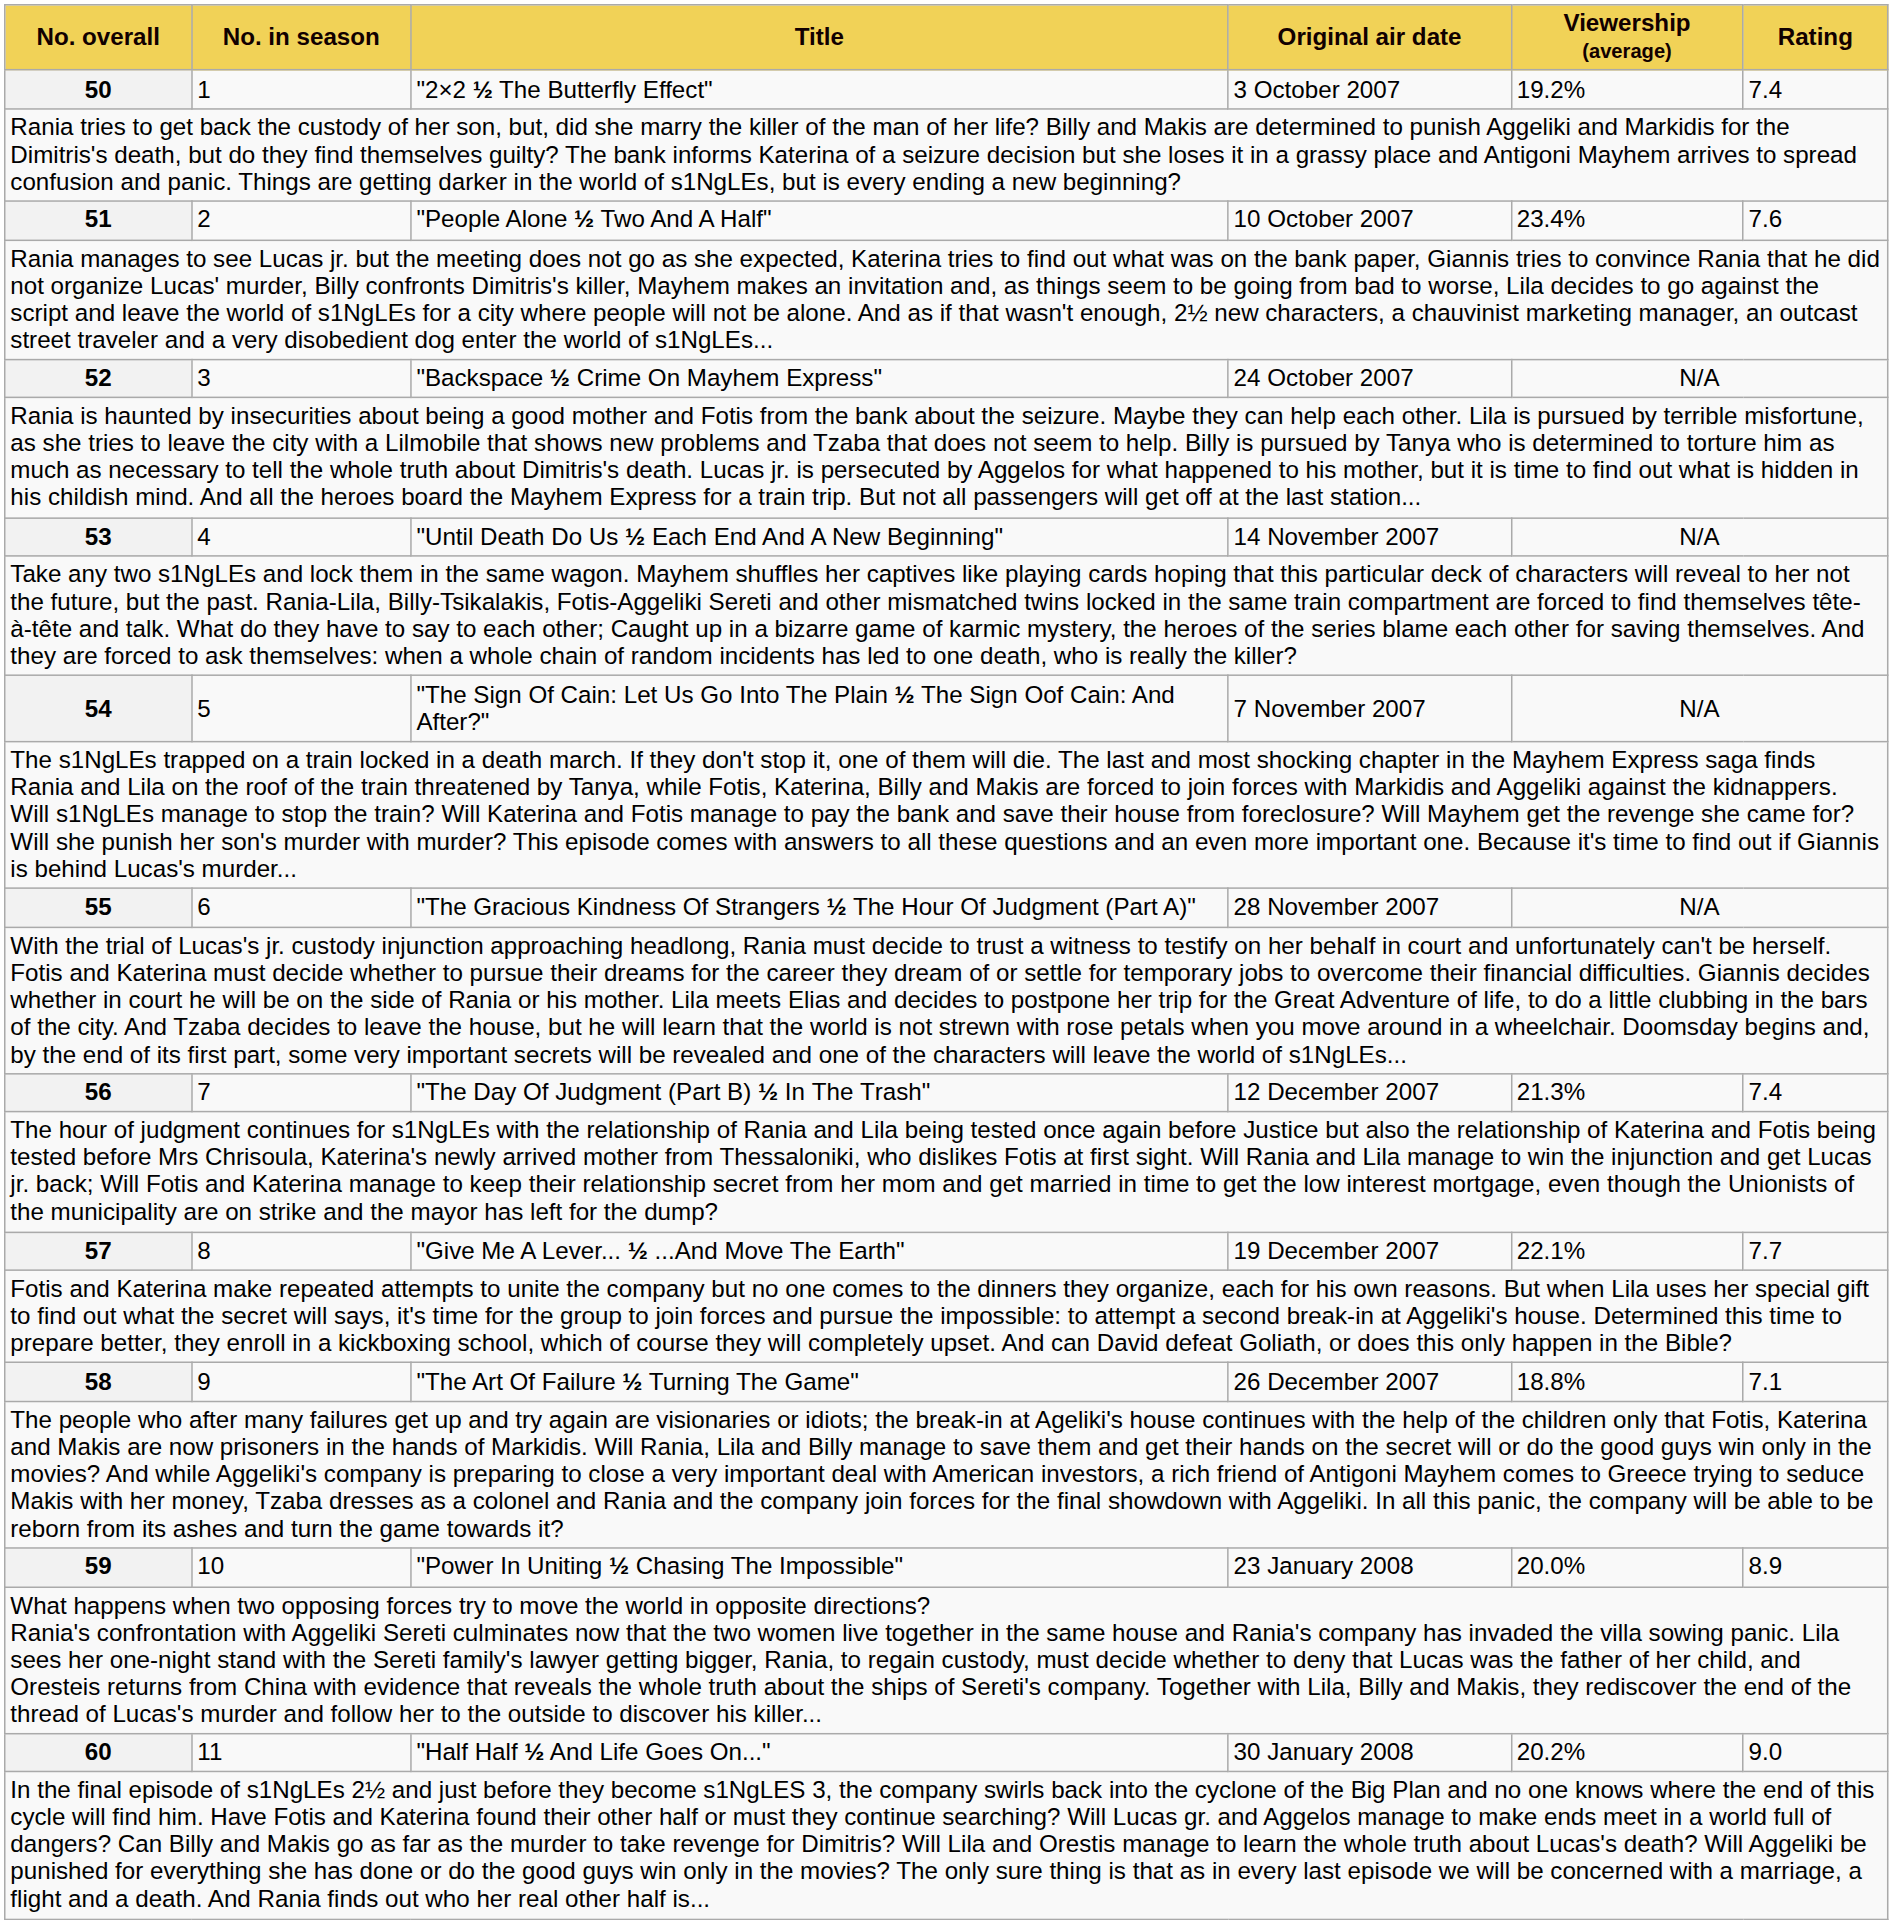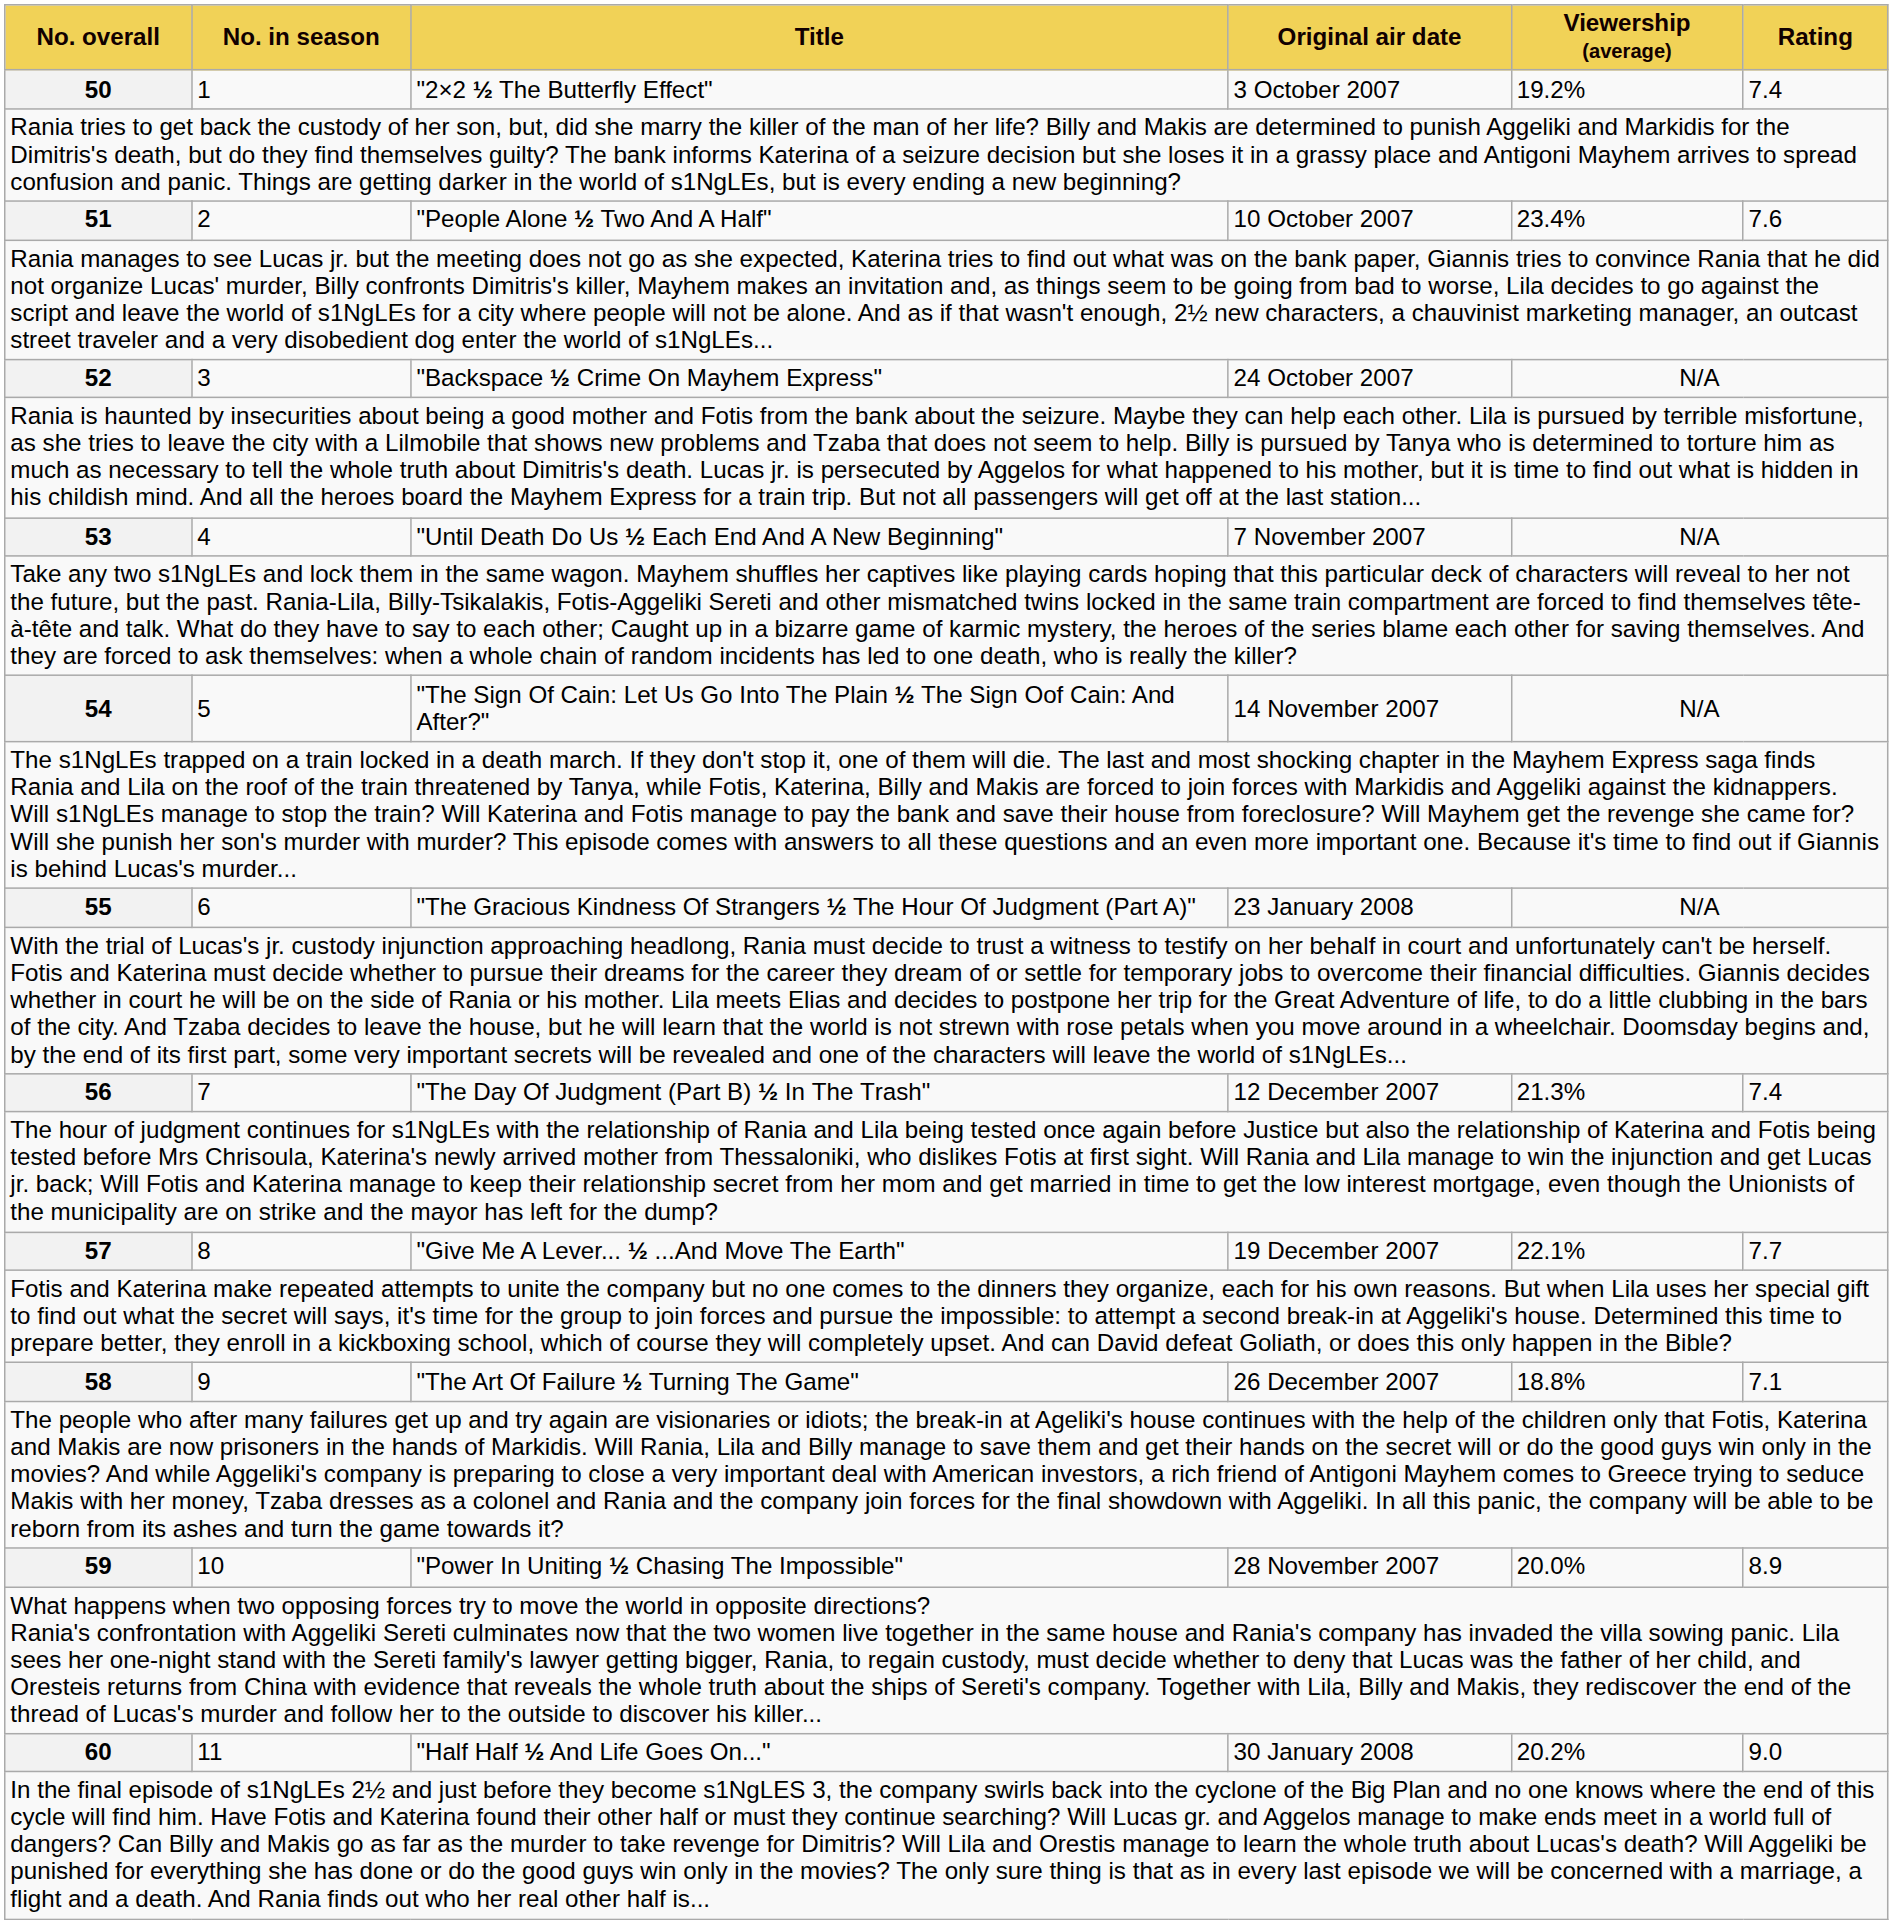(1336, 536) 14 November 2007 -> (1330, 536) 7 November 2007
(1330, 708) 7 November 2007 -> (1336, 708) 14 November 2007
(1336, 907) 28 November 2007 -> (1324, 907) 23 January 2008
(1324, 1567) 23 January 2008 -> (1336, 1567) 28 November 2007
